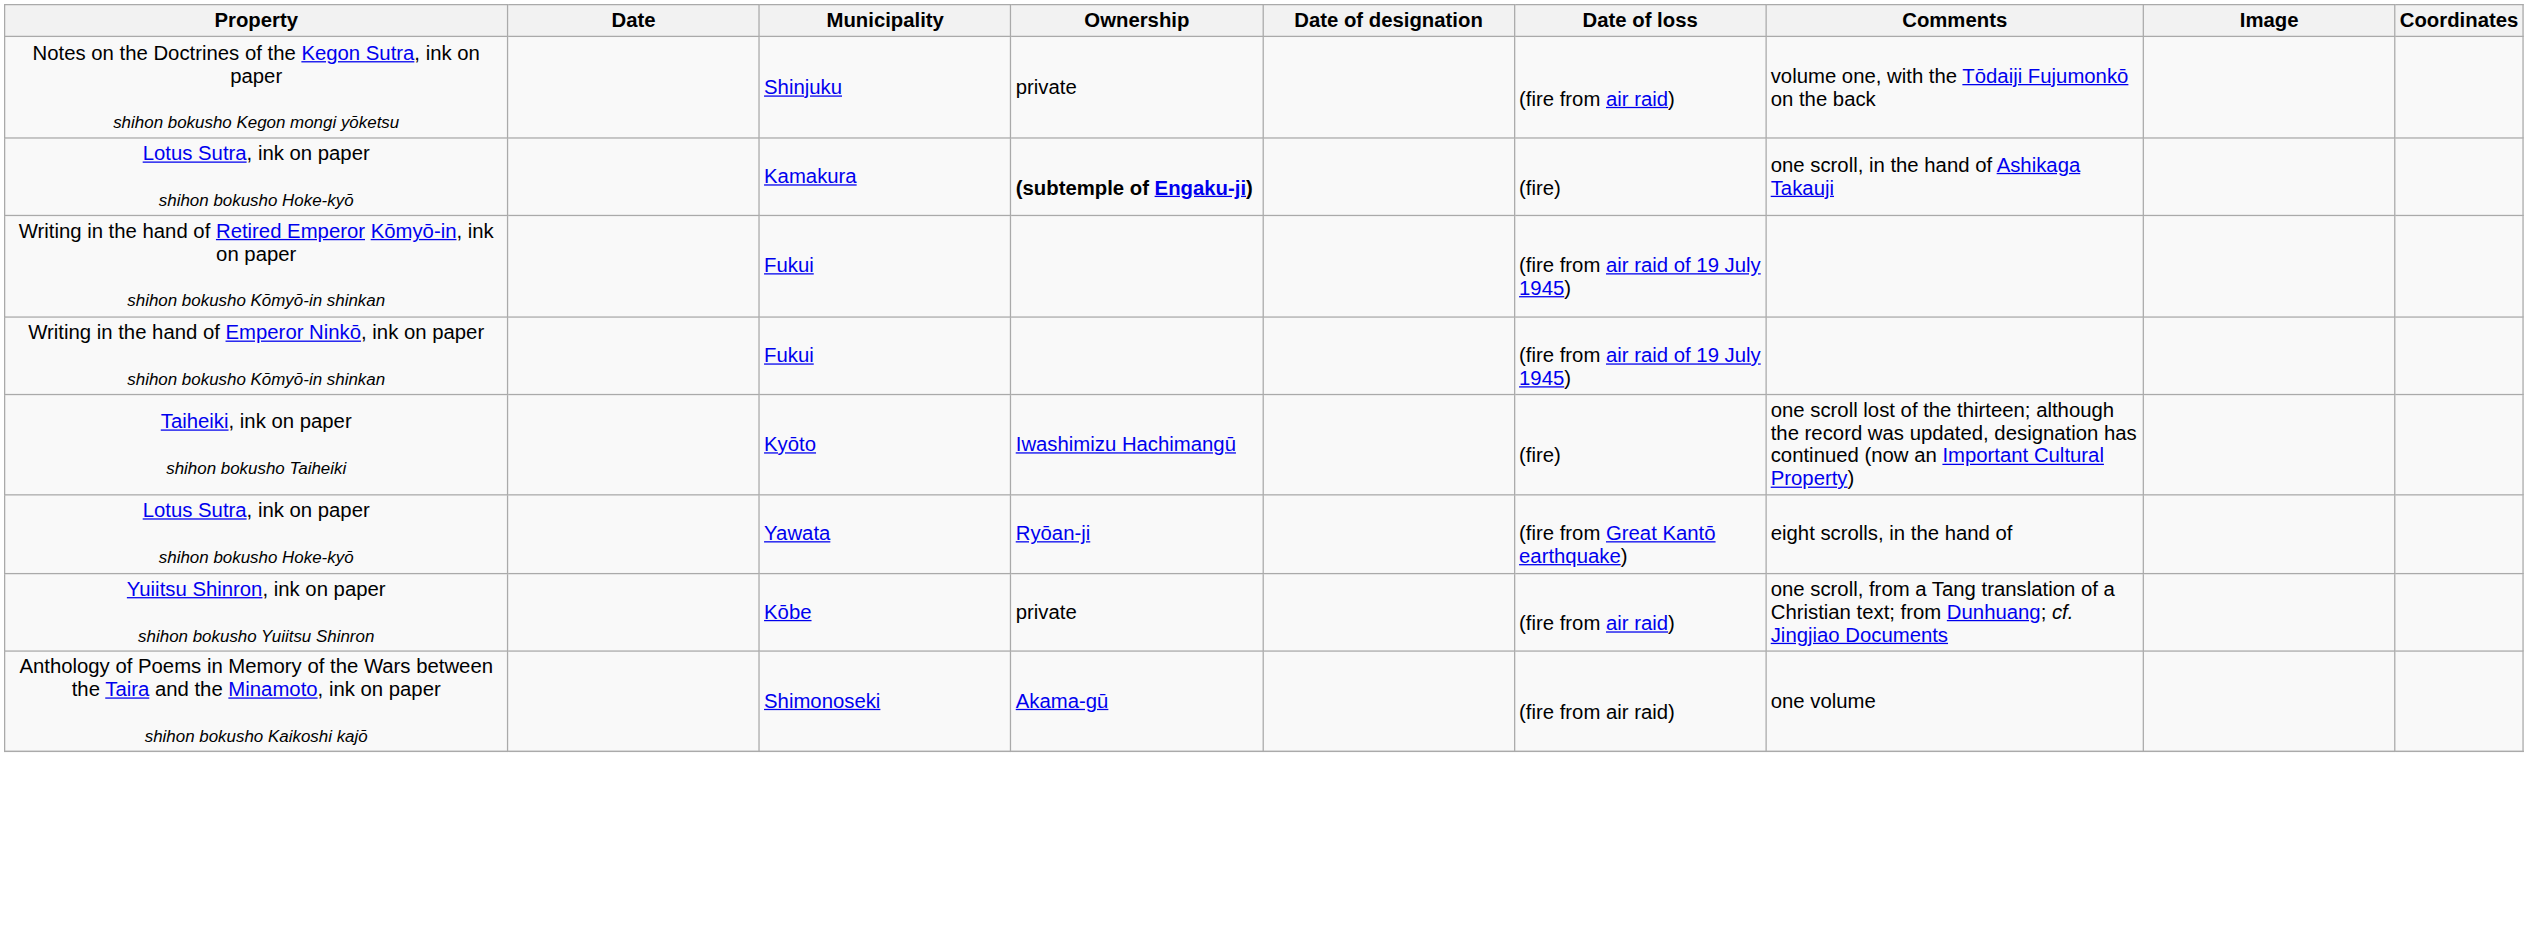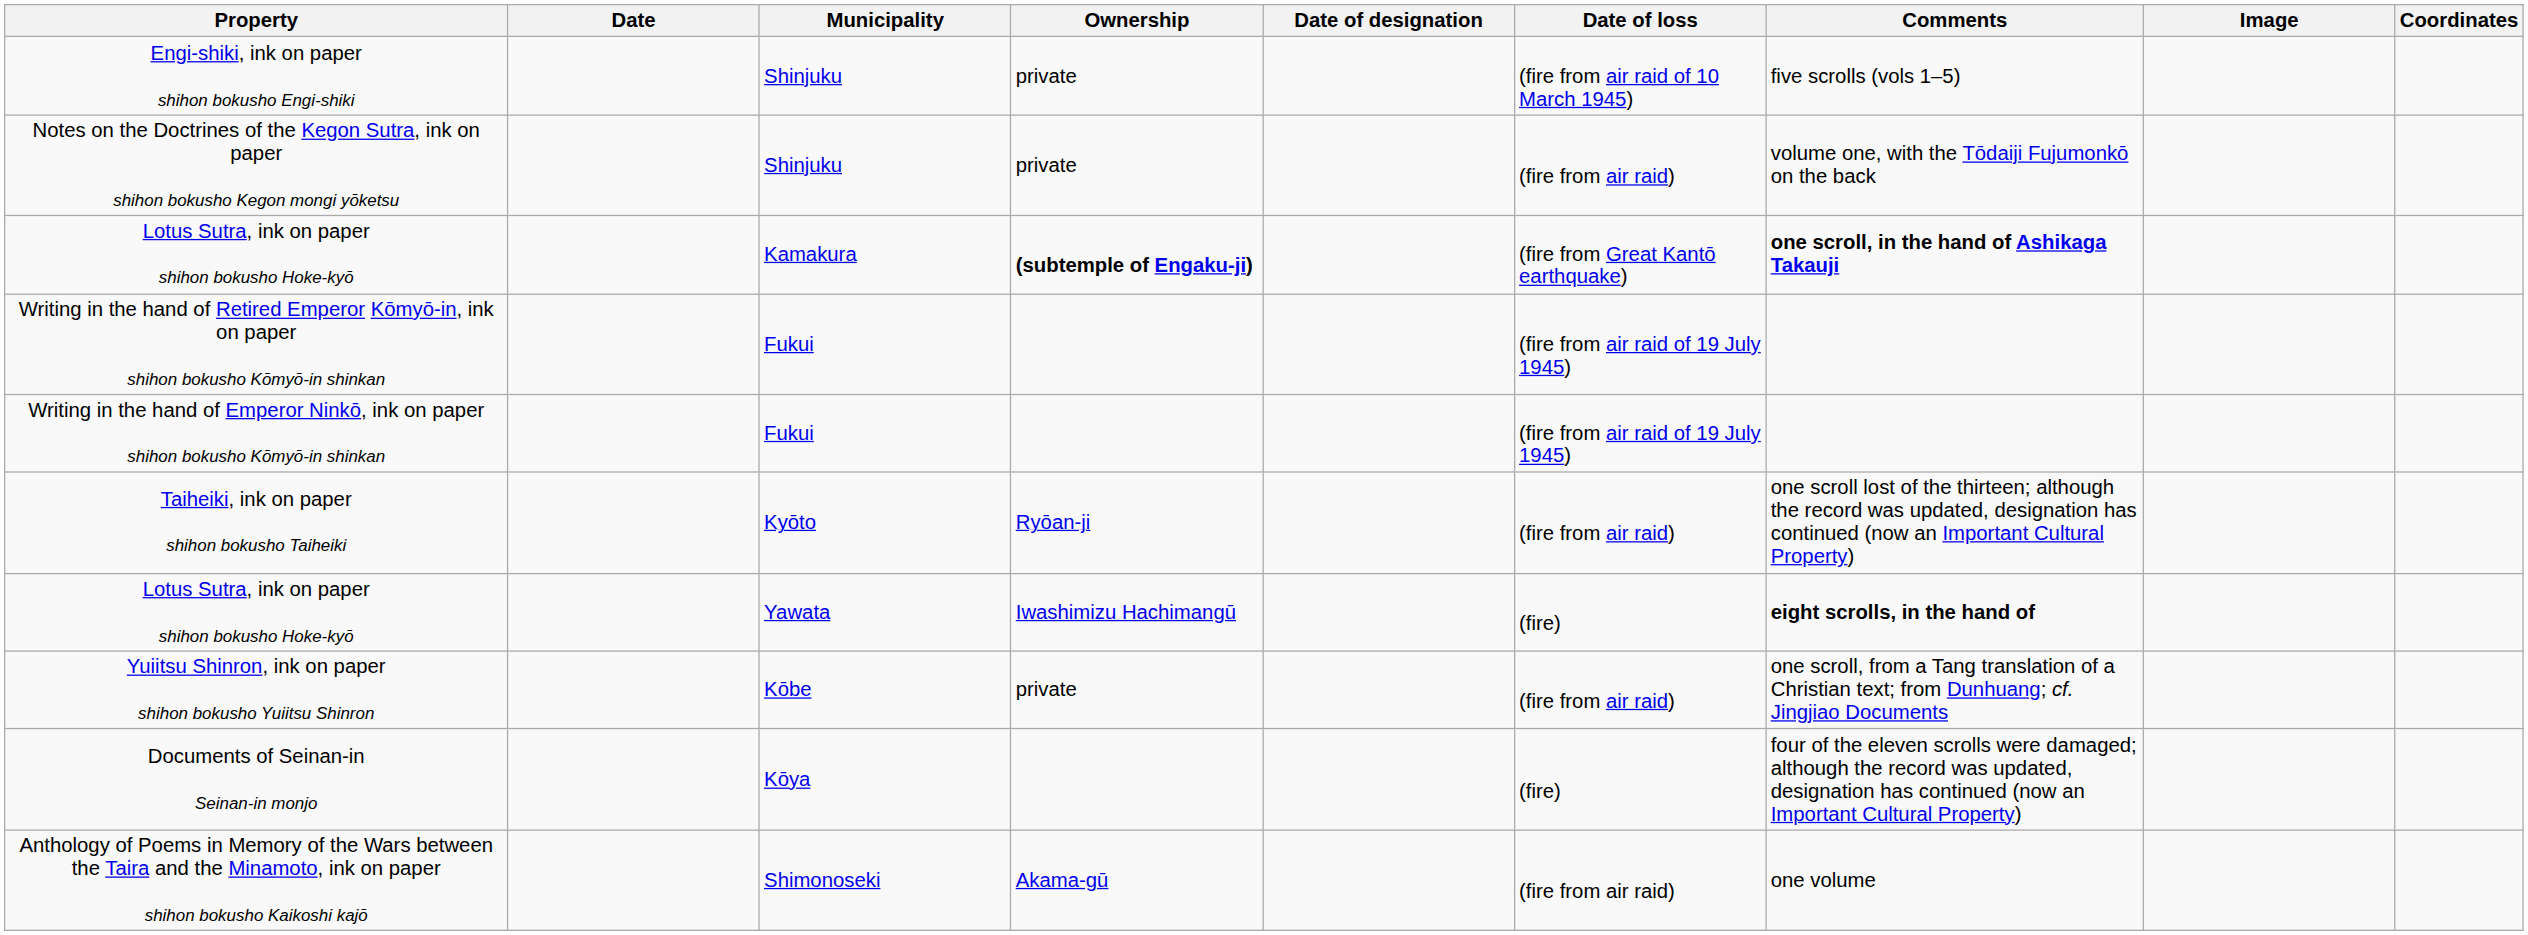+ row: (256, 75)
(1540, 187) (fire) -> (1617, 265) (fire from Great Kantō earthquake)
(1925, 176) normal -> (1939, 254) bold
(1126, 444) Iwashimizu Hachimangū -> (1053, 522) Ryōan-ji
(1540, 456) (fire) -> (1597, 534) (fire from air raid)
(1053, 534) Ryōan-ji -> (1126, 611) Iwashimizu Hachimangū
(1617, 545) (fire from Great Kantō earthquake) -> (1540, 623) (fire)
(1892, 534) normal -> (1903, 611) bold
+ row: (256, 779)
